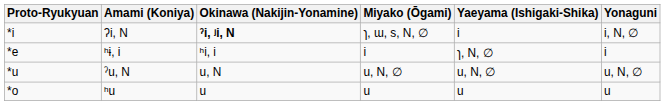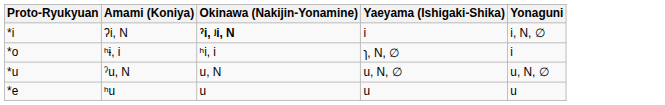- column: (407, 13)
(13, 52) *e -> (13, 52) *o
(13, 91) *o -> (13, 91) *e
